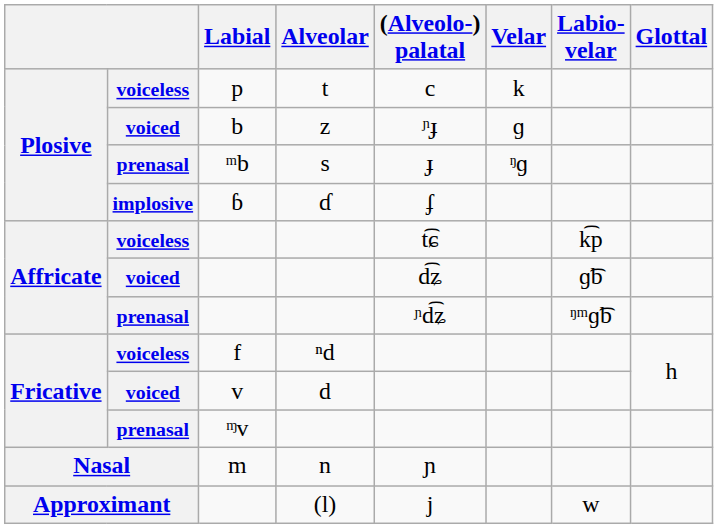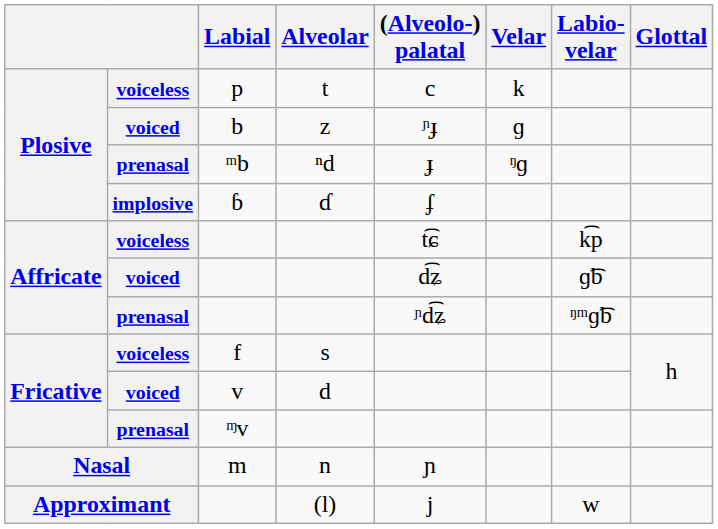(325, 163) s -> (325, 163) ⁿd
(325, 352) ⁿd -> (325, 352) s
